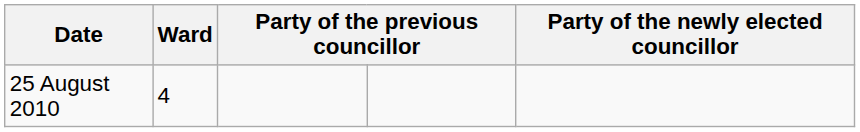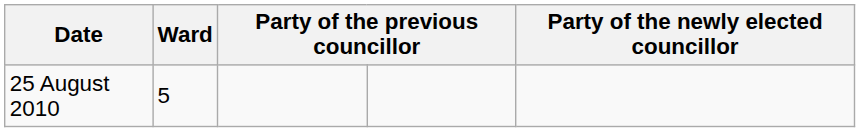(164, 95) 4 -> (164, 95) 5
